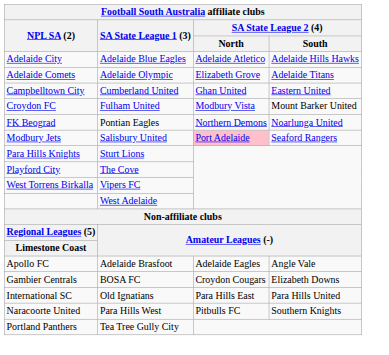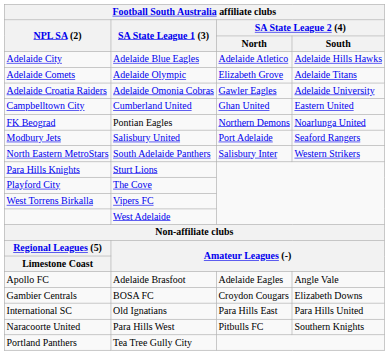+ row: (57, 91)
- row: (31, 106)
(223, 138) pink background -> (246, 138) no background
+ row: (58, 153)
